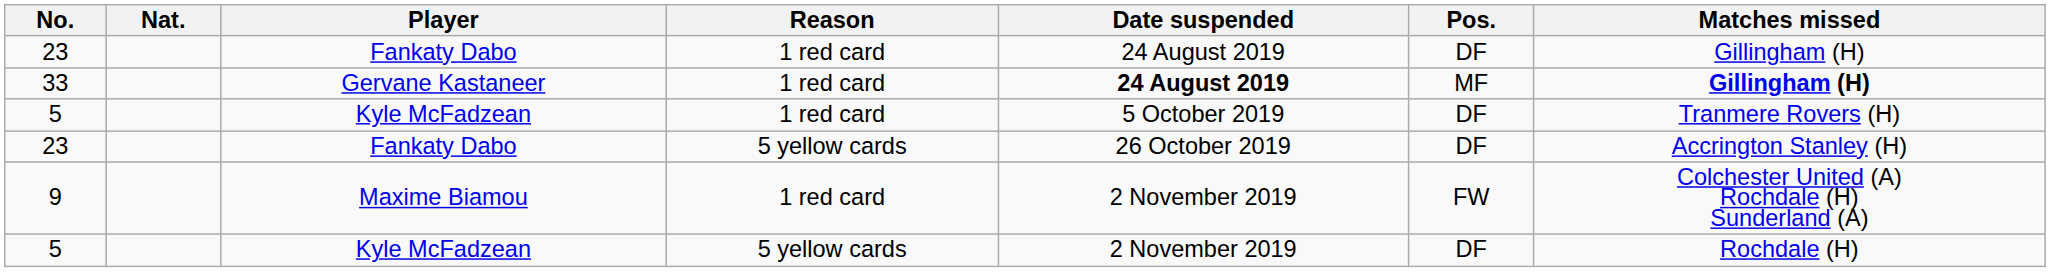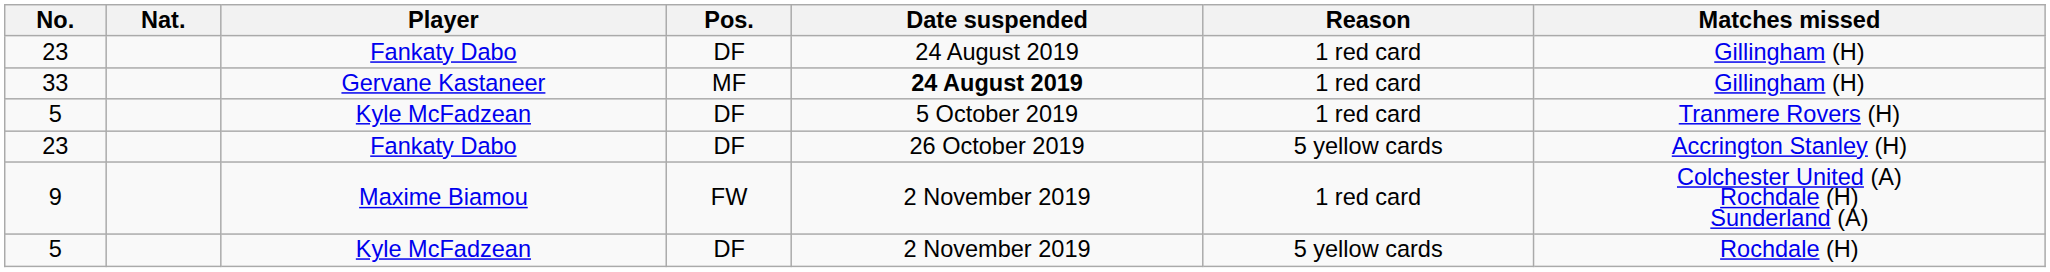columns swapped: (1471, 20) <-> (832, 20)
(1789, 83) bold -> (1789, 83) normal
